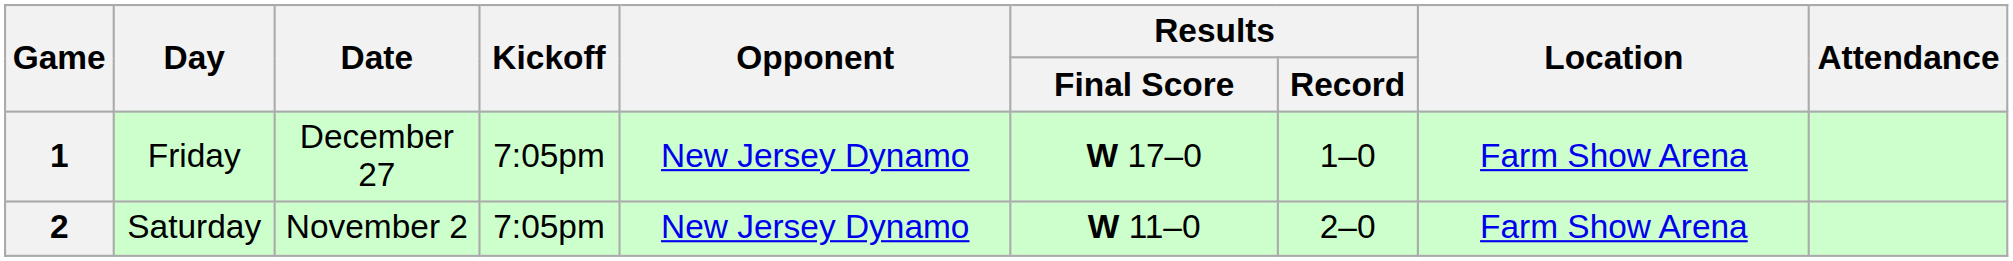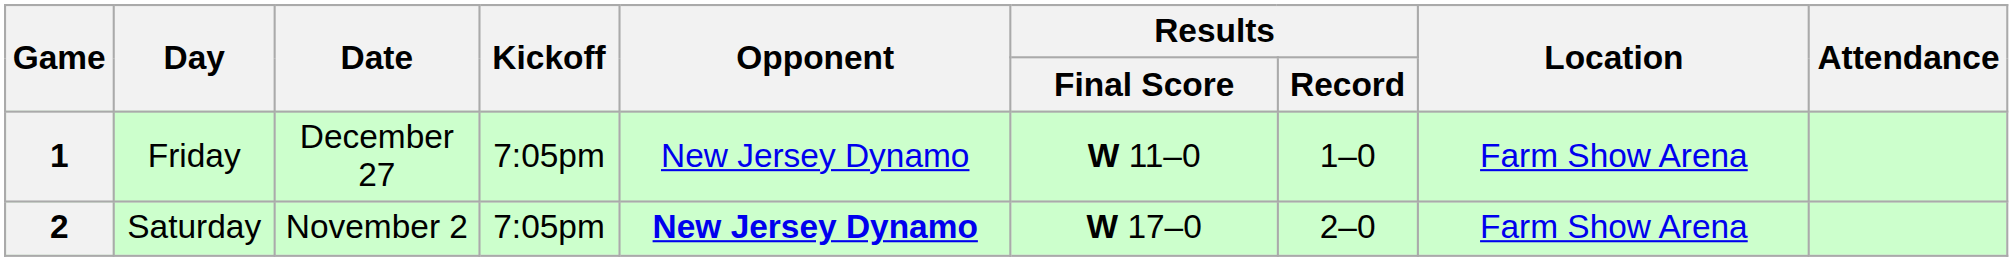(1144, 155) W 17–0 -> (1144, 155) W 11–0
(815, 227) normal -> (815, 227) bold
(1144, 227) W 11–0 -> (1144, 227) W 17–0
